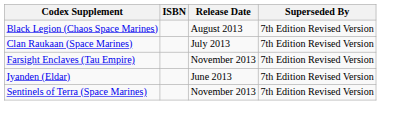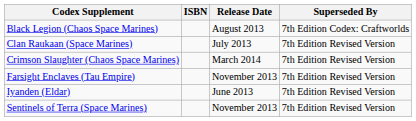(317, 28) 7th Edition Revised Version -> (345, 28) 7th Edition Codex: Craftworlds
+ row: (93, 60)
